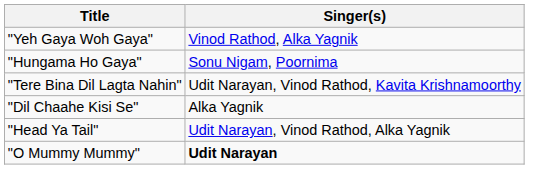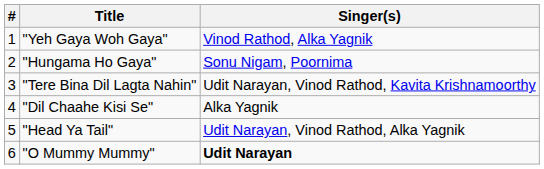+ column: (12, 16)
